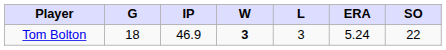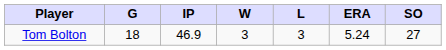(245, 34) bold -> (245, 34) normal
(413, 34) 22 -> (413, 34) 27
